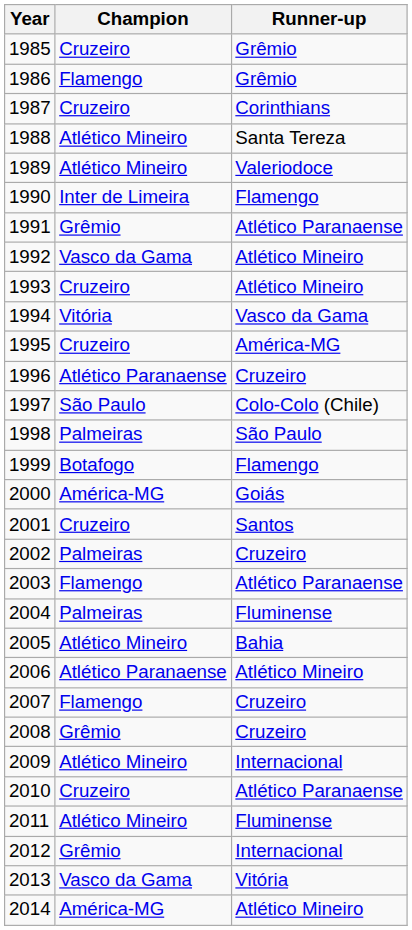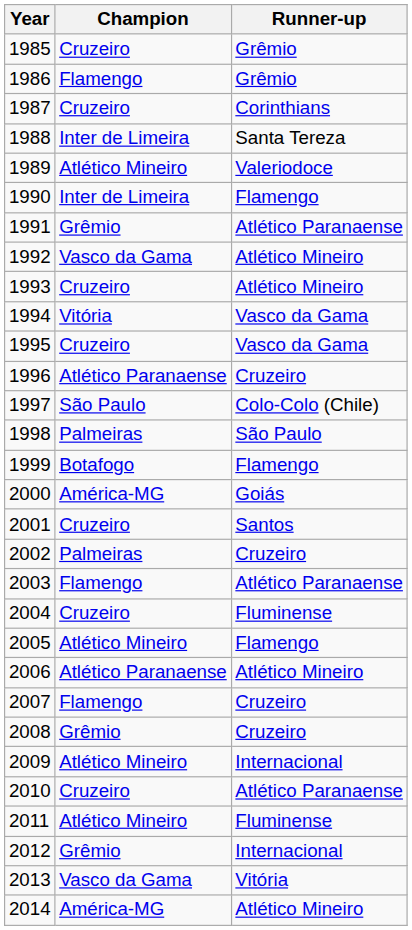(123, 138) Atlético Mineiro -> (124, 138) Inter de Limeira
(288, 345) América-MG -> (302, 345) Vasco da Gama
(101, 613) Palmeiras -> (95, 613) Cruzeiro
(259, 642) Bahia -> (277, 642) Flamengo
